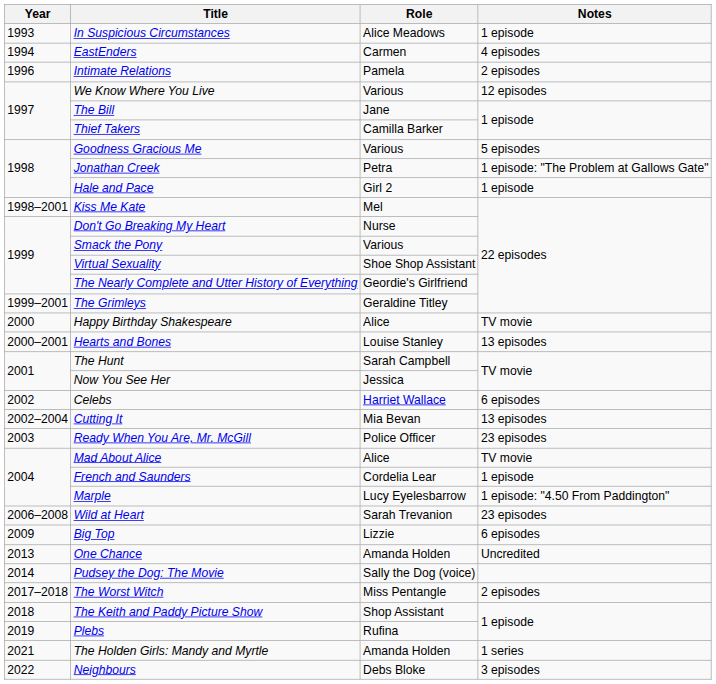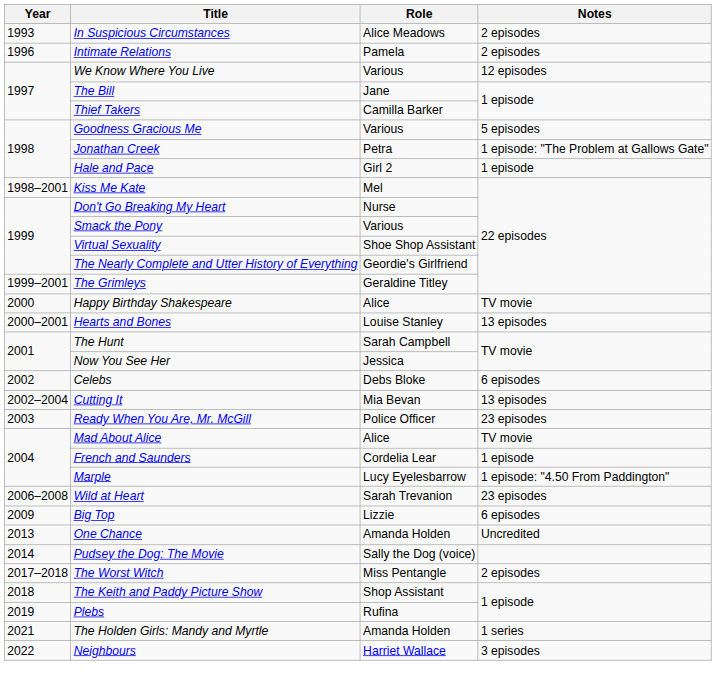(507, 33) 1 episode -> (510, 33) 2 episodes
- row: (105, 52)
(404, 399) Harriet Wallace -> (394, 380) Debs Bloke
(394, 669) Debs Bloke -> (404, 650) Harriet Wallace
